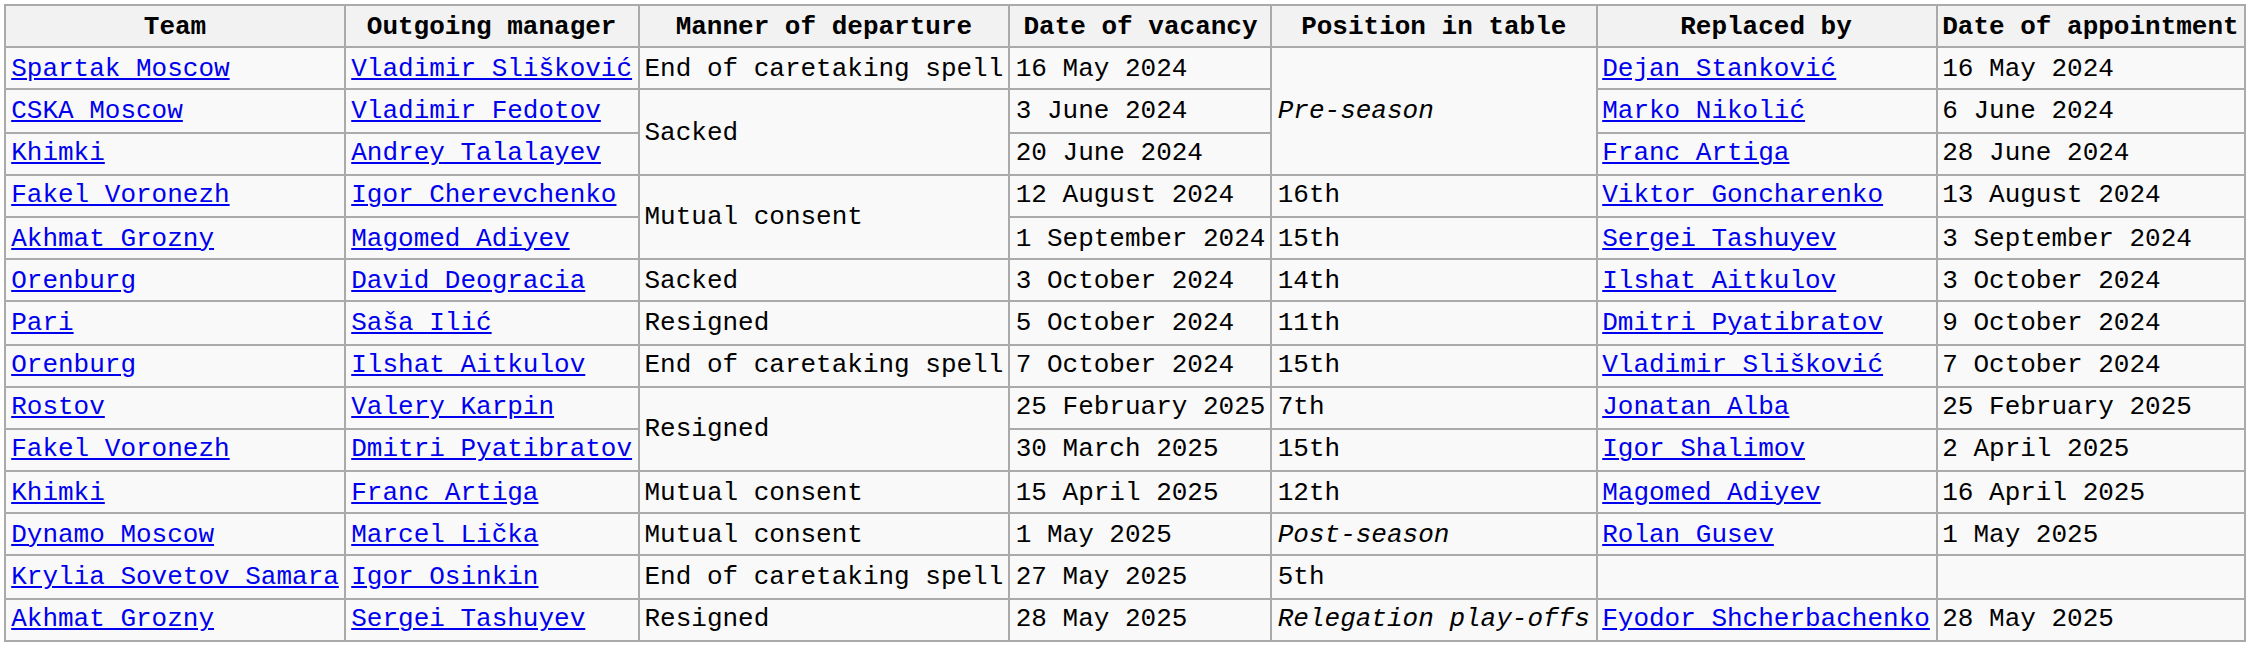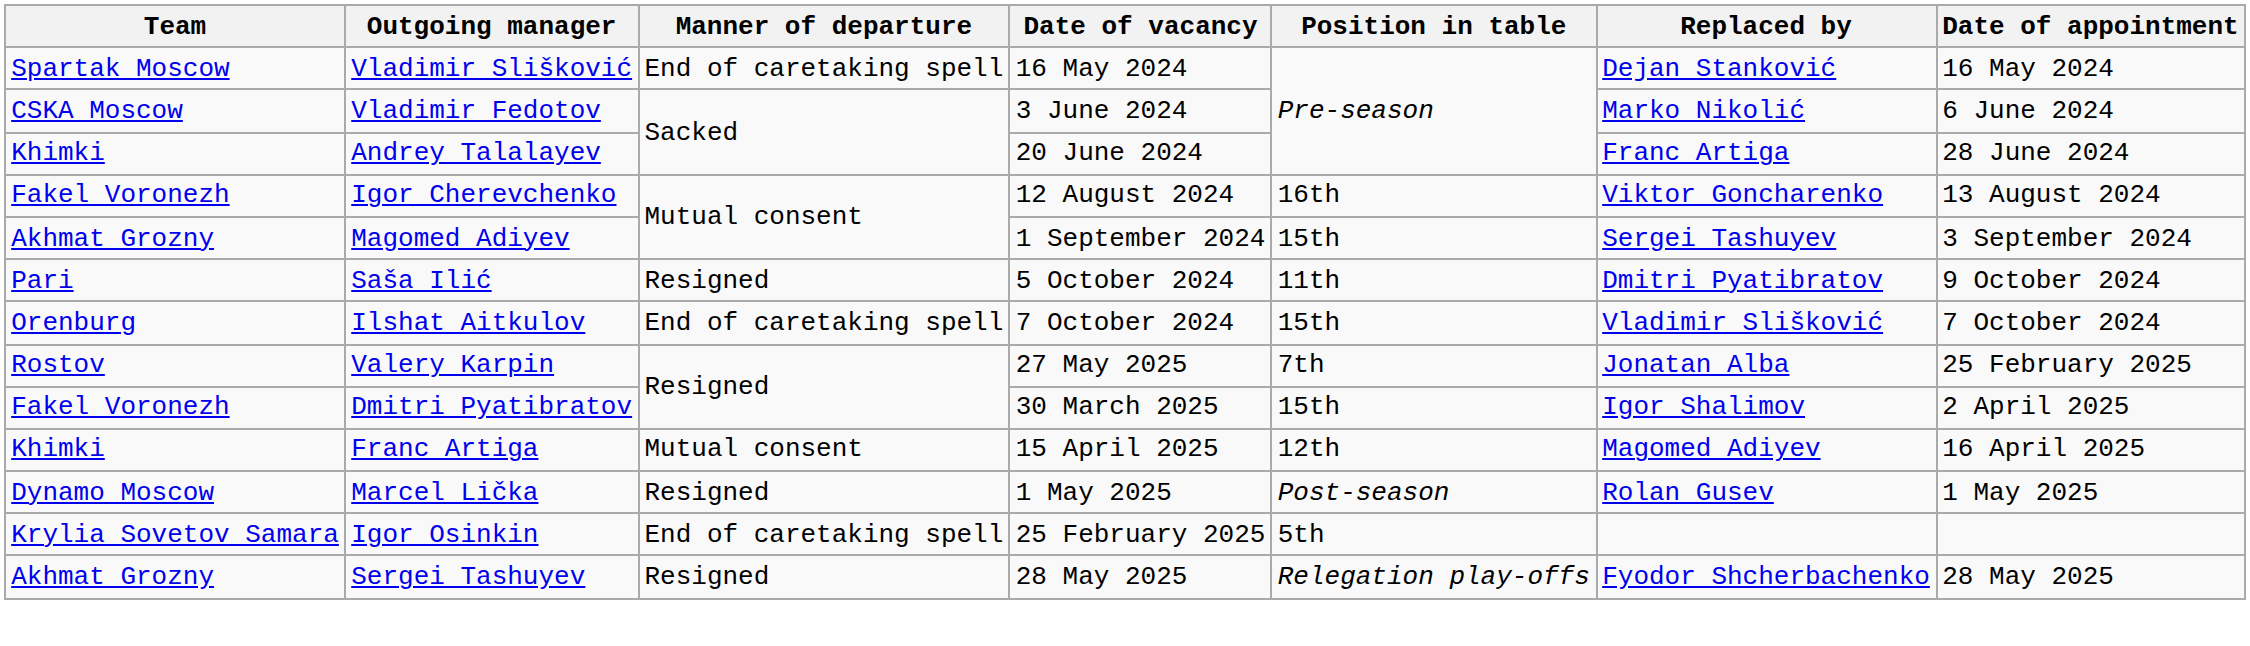- row: (468, 280)
(1141, 408) 25 February 2025 -> (1102, 365) 27 May 2025
(754, 535) Mutual consent -> (707, 492) Resigned
(1102, 577) 27 May 2025 -> (1141, 535) 25 February 2025
